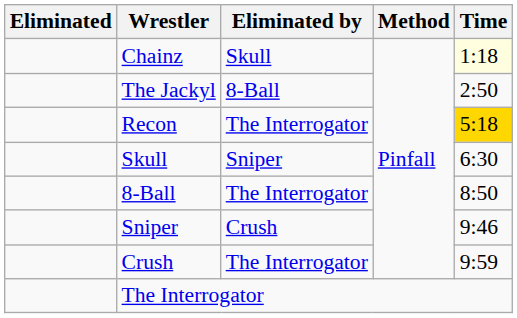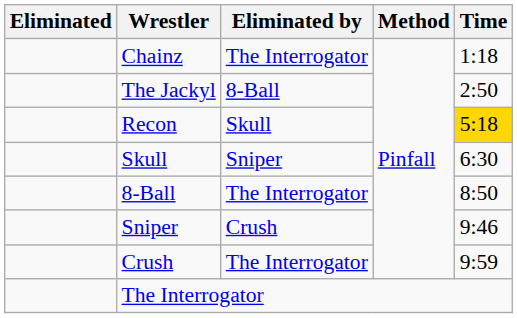(249, 55) Skull -> (297, 55) The Interrogator
(479, 55) lightyellow background -> (479, 55) no background
(297, 124) The Interrogator -> (249, 124) Skull
